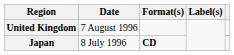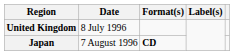(109, 27) 7 August 1996 -> (104, 27) 8 July 1996
(104, 43) 8 July 1996 -> (109, 43) 7 August 1996
